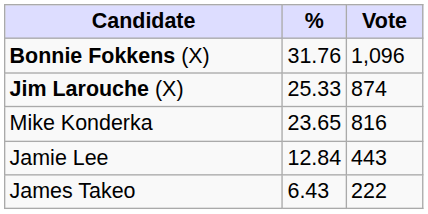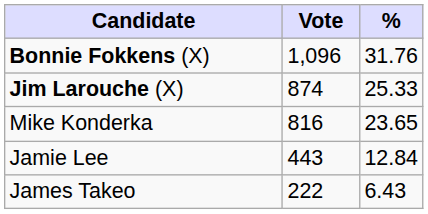columns swapped: (385, 21) <-> (314, 21)
